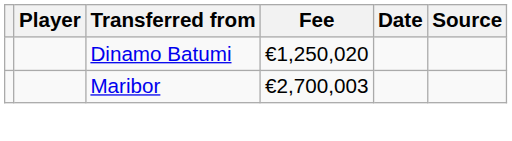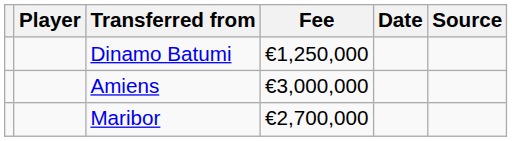(317, 53) €1,250,020 -> (317, 53) €1,250,000
+ row: (125, 86)
(317, 86) €2,700,003 -> (317, 119) €2,700,000
